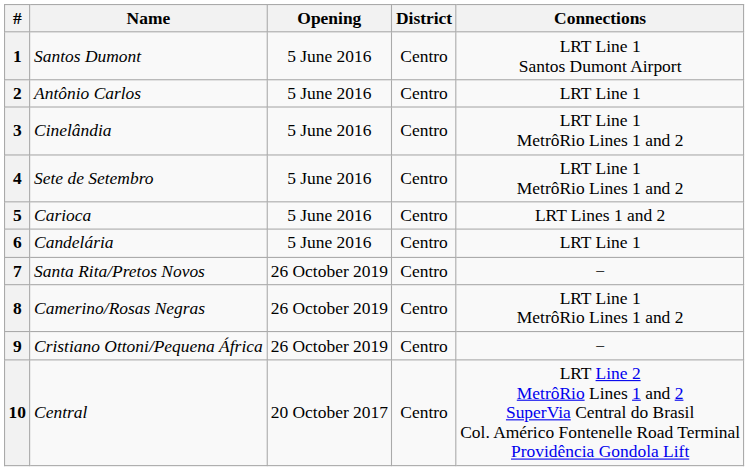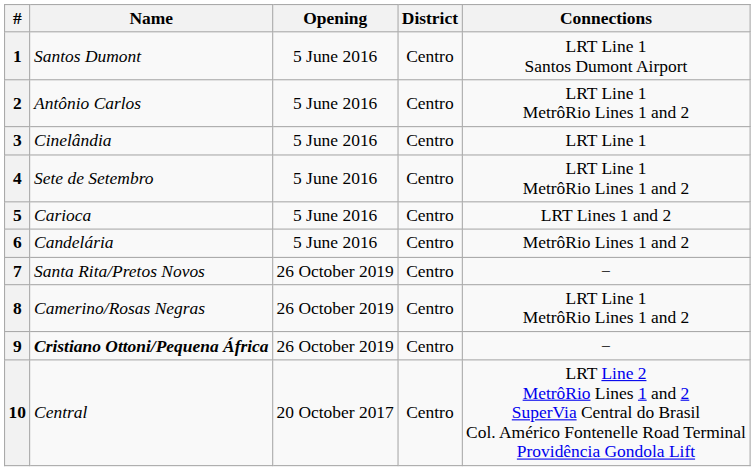(600, 93) LRT Line 1 -> (606, 103) LRT Line 1 MetrôRio Lines 1 and 2
(600, 130) LRT Line 1 MetrôRio Lines 1 and 2 -> (606, 140) LRT Line 1
(600, 243) LRT Line 1 -> (606, 243) MetrôRio Lines 1 and 2
(148, 345) normal -> (151, 345) bold
